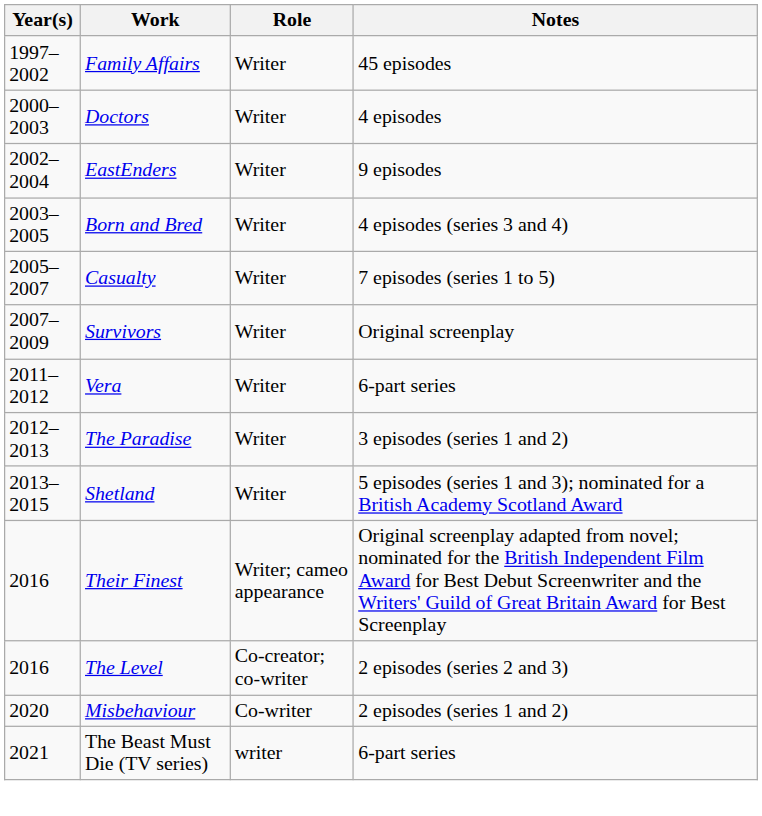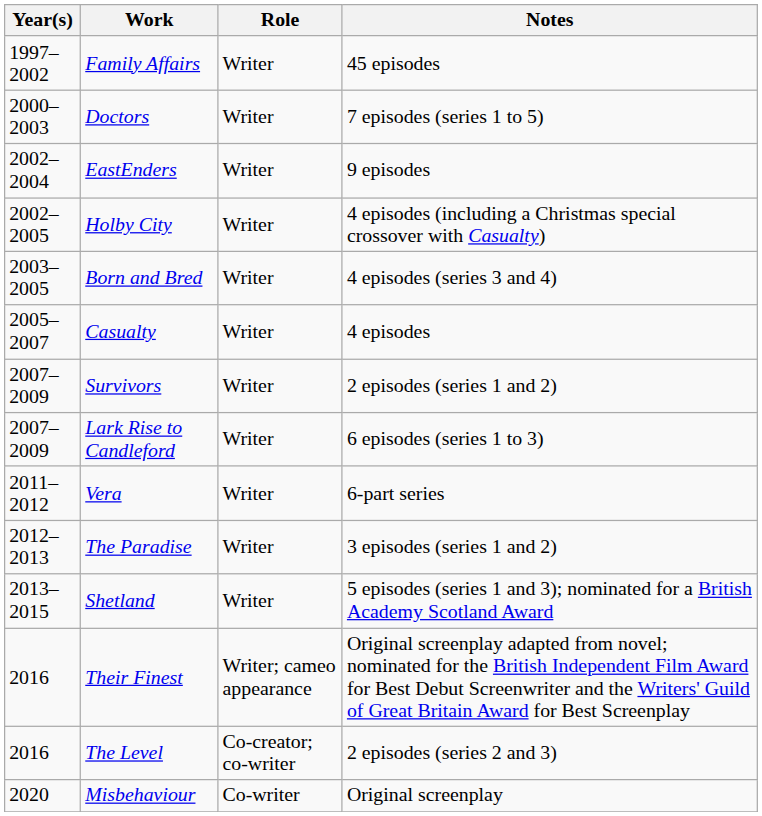(400, 116) 4 episodes -> (445, 116) 7 episodes (series 1 to 5)
+ row: (129, 224)
(457, 277) 7 episodes (series 1 to 5) -> (389, 331) 4 episodes
(436, 331) Original screenplay -> (452, 385) 2 episodes (series 1 and 2)
+ row: (134, 439)
(463, 710) 2 episodes (series 1 and 2) -> (425, 795) Original screenplay
- row: (148, 752)
